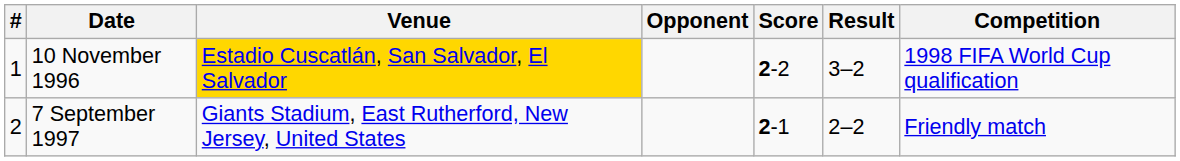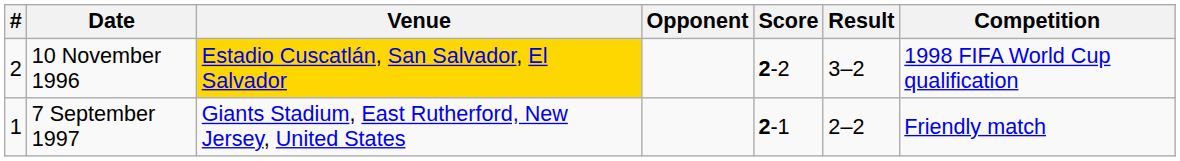(16, 68) 1 -> (16, 68) 2
(16, 126) 2 -> (16, 126) 1
